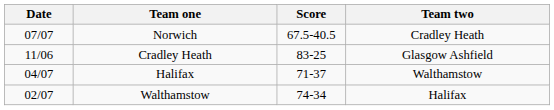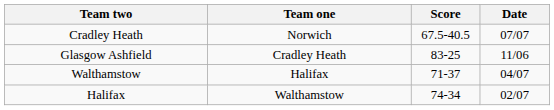columns swapped: (39, 14) <-> (447, 14)
